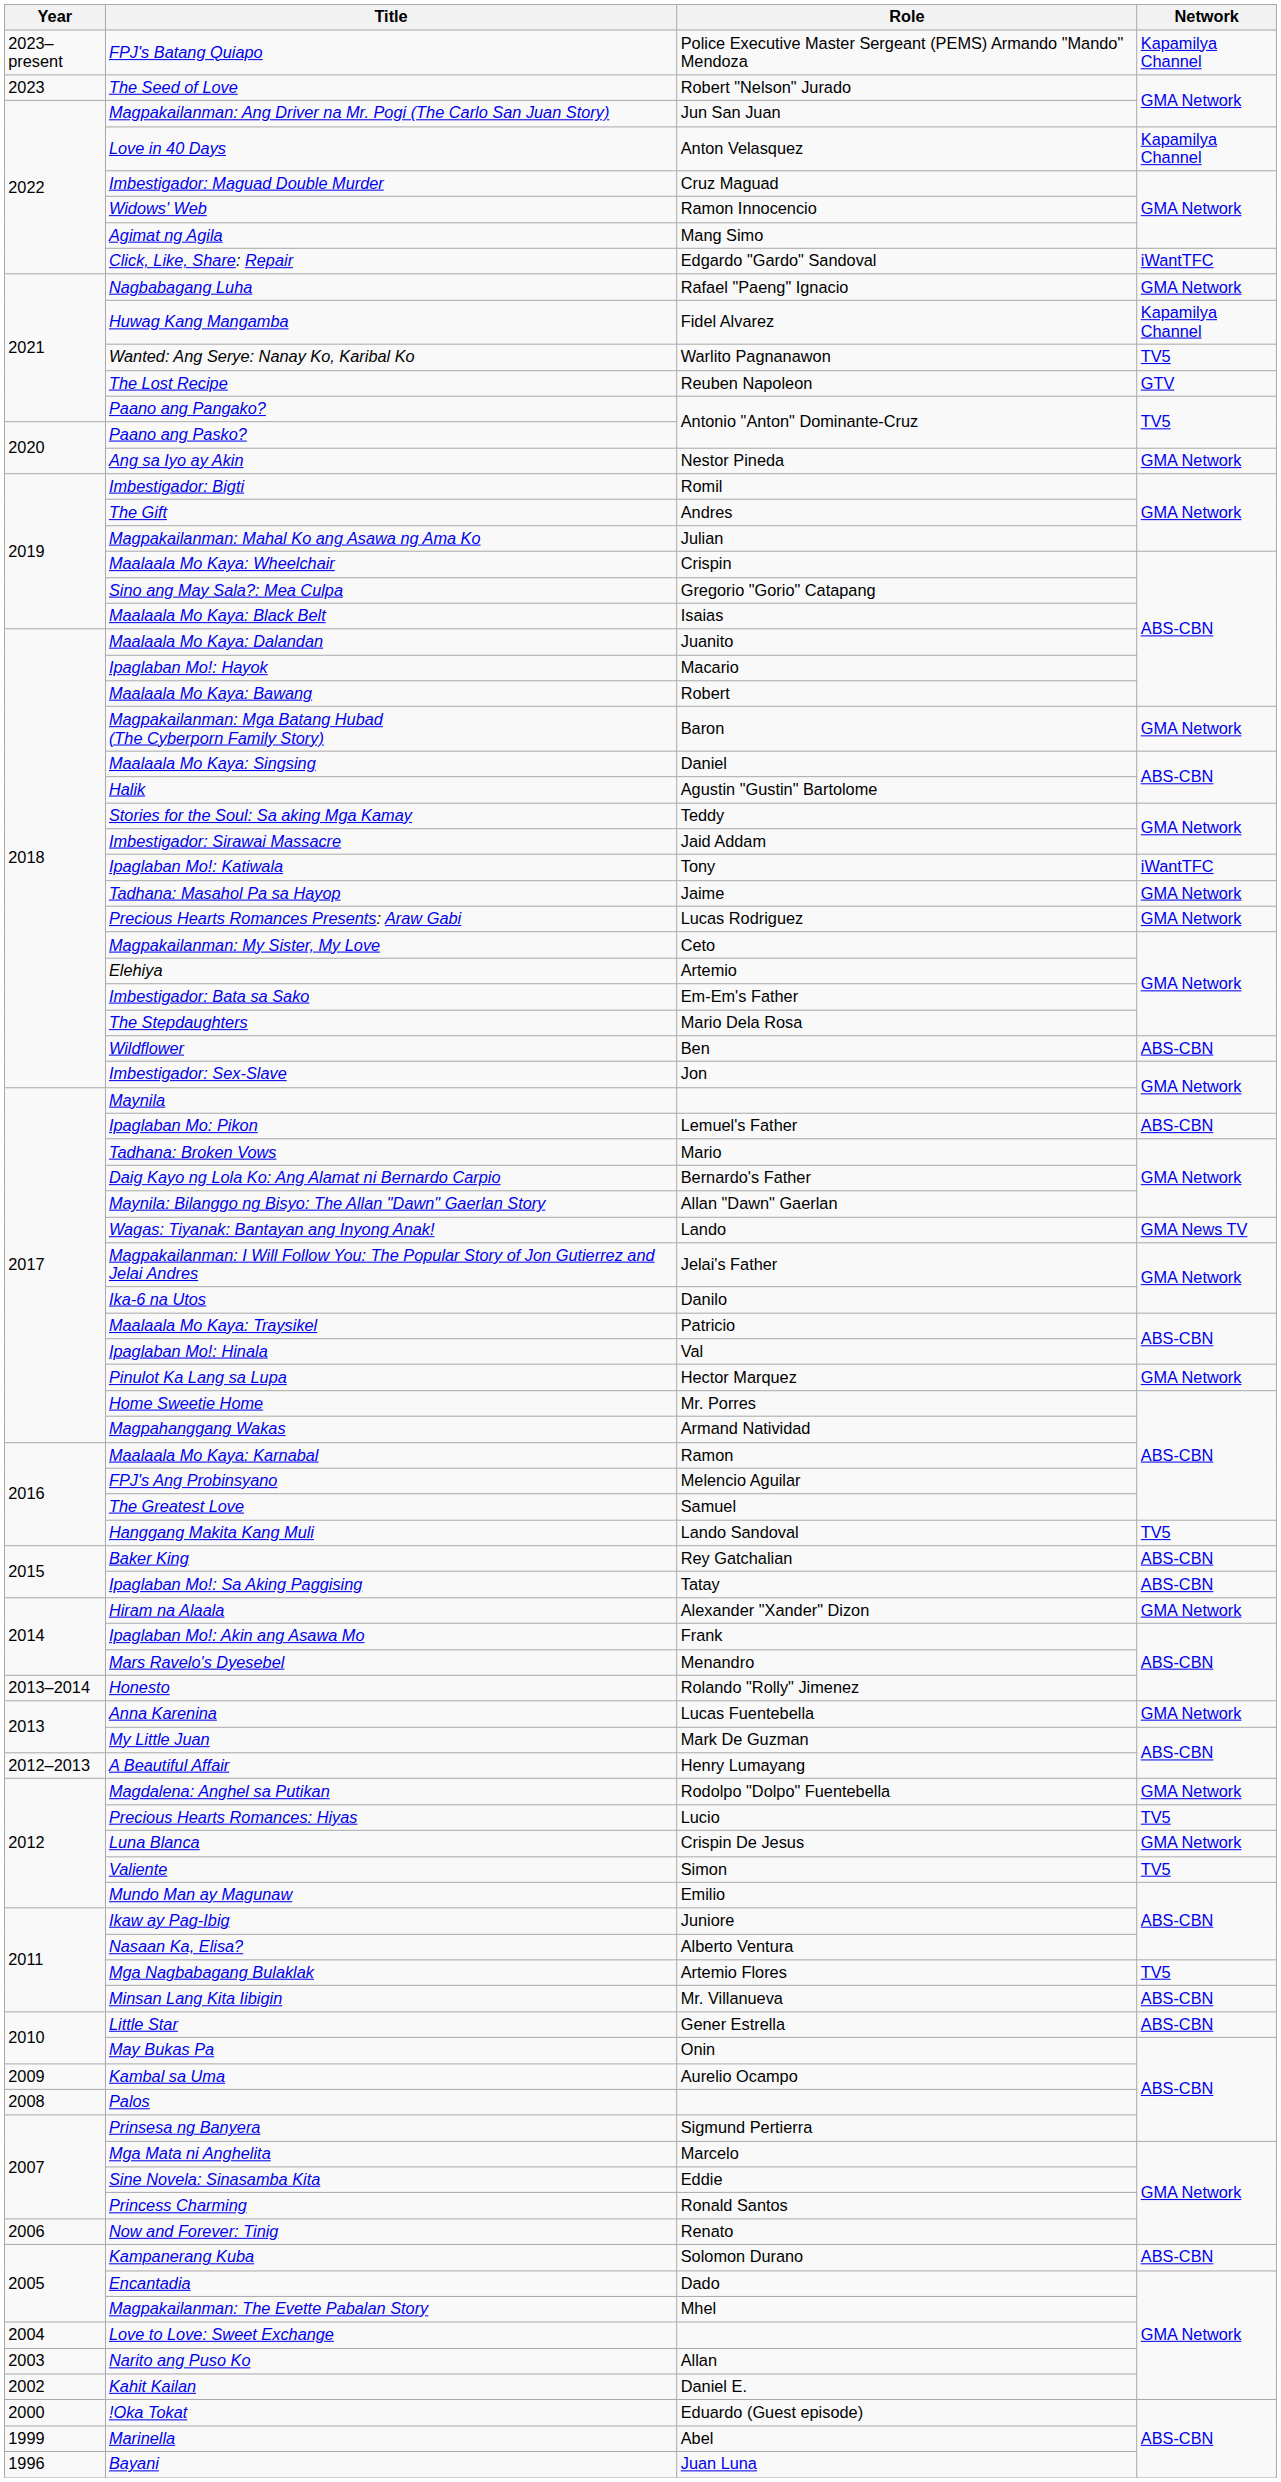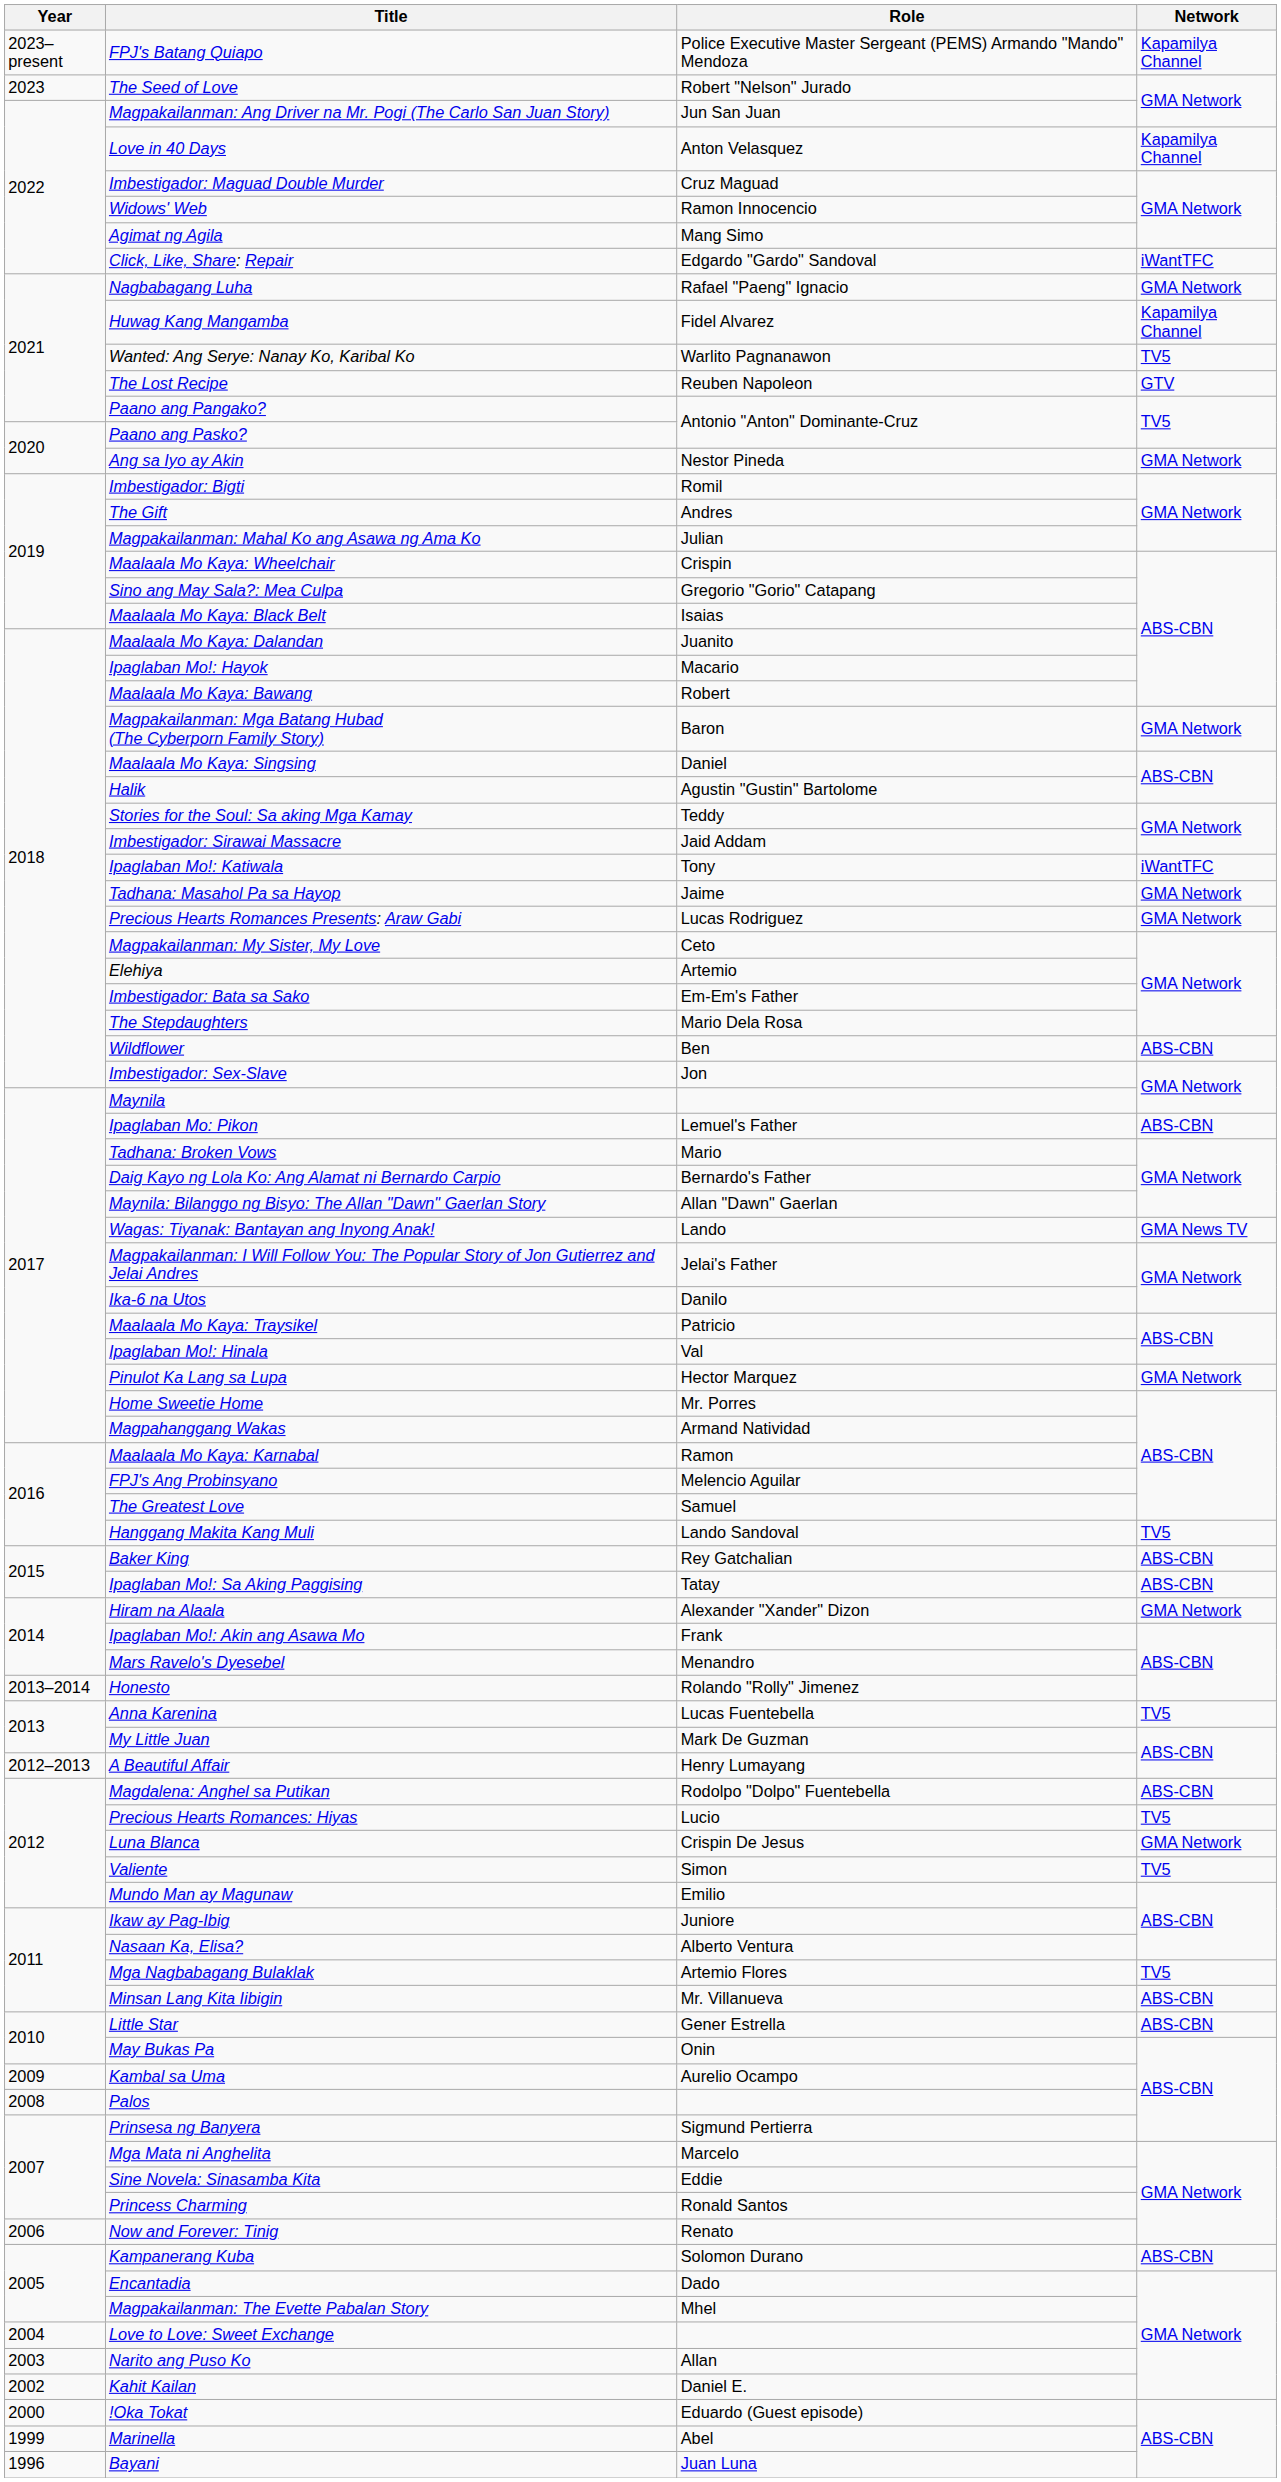(1191, 1713) GMA Network -> (1156, 1713) TV5
(1191, 1791) GMA Network -> (1177, 1791) ABS-CBN
